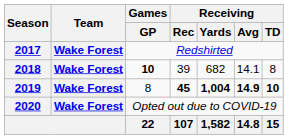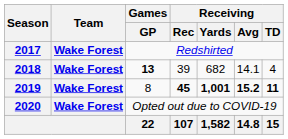(148, 69) 10 -> (148, 69) 13
(273, 69) 8 -> (273, 69) 4
(215, 87) 1,004 -> (215, 87) 1,001
(248, 87) 14.9 -> (248, 87) 15.2
(273, 87) 10 -> (273, 87) 11
